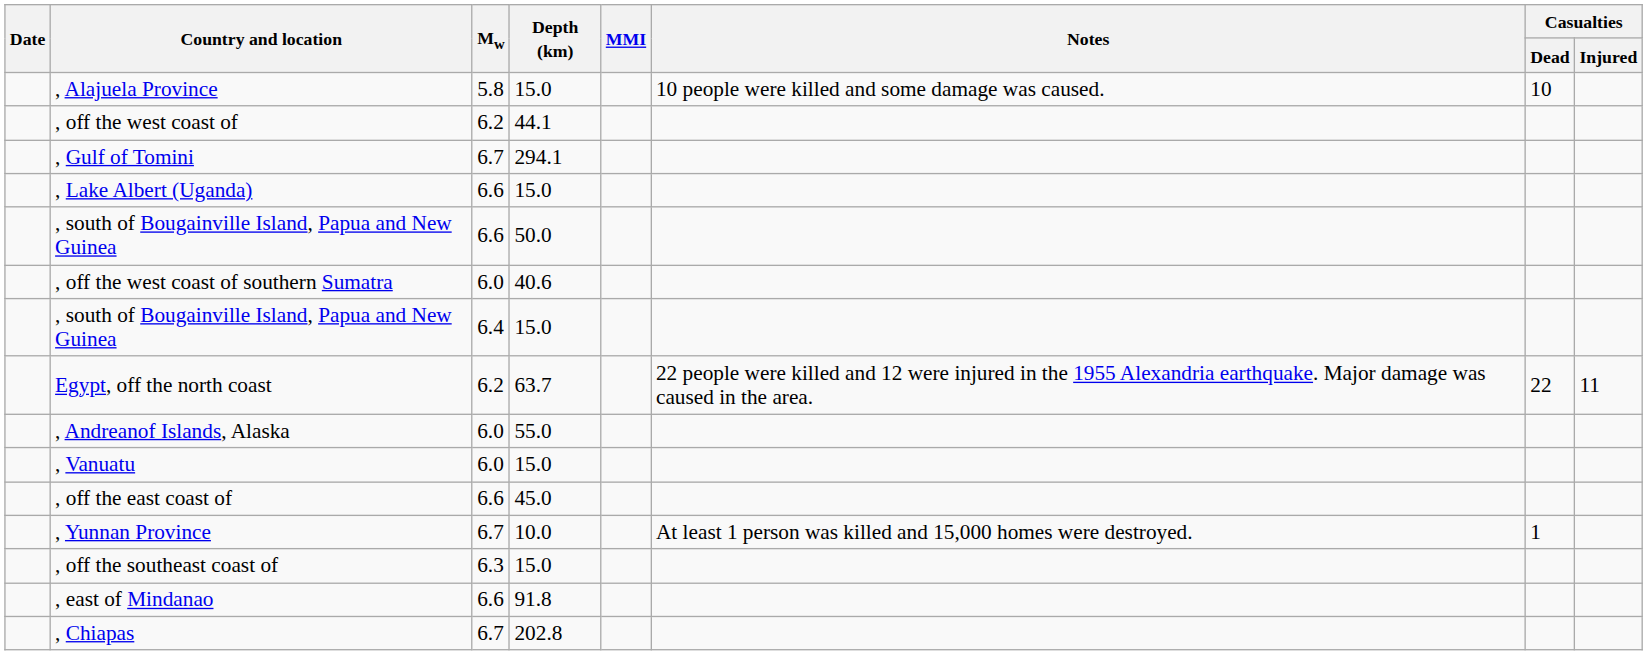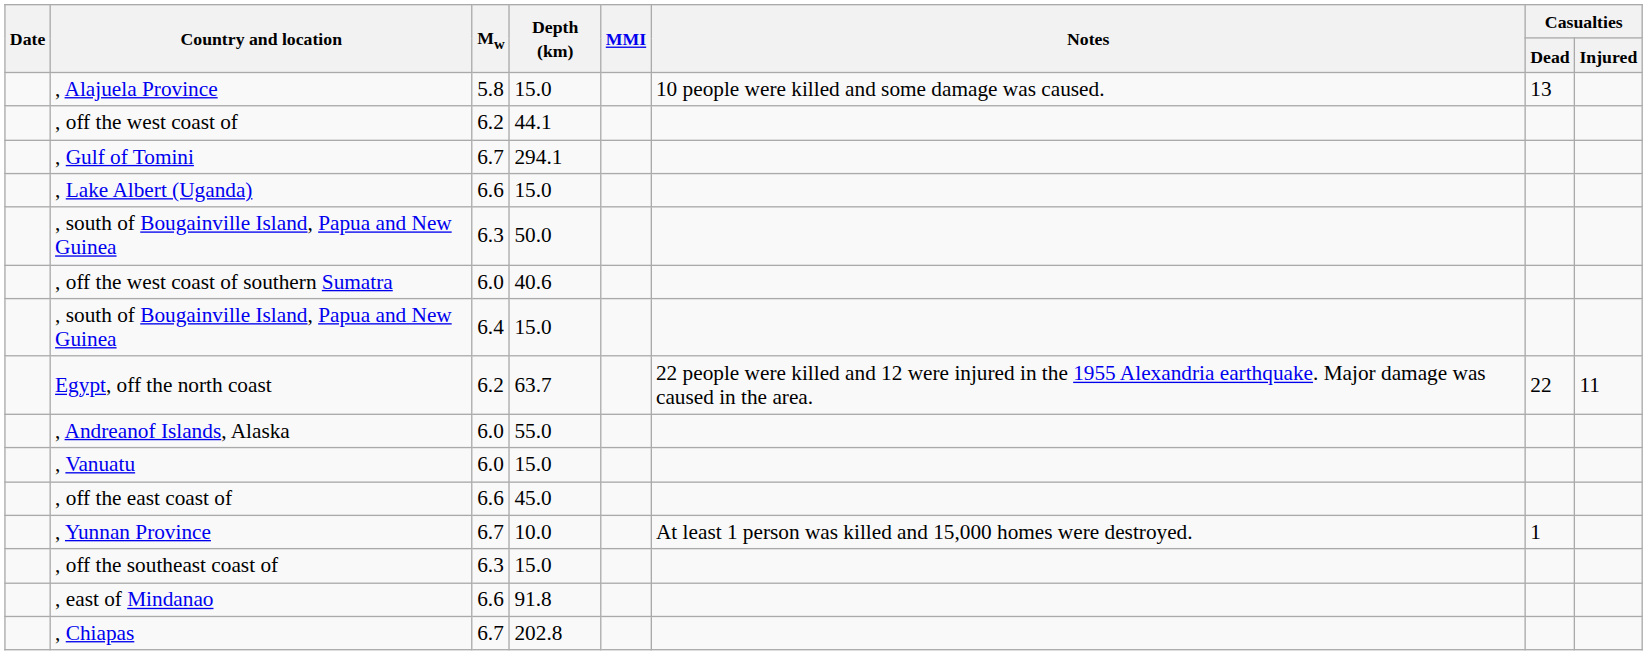(1541, 88) 10 -> (1541, 88) 13
(491, 235) 6.6 -> (491, 235) 6.3
